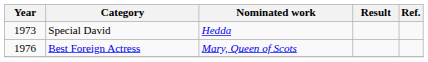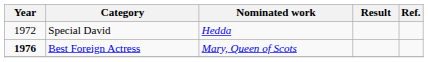(25, 30) 1973 -> (25, 30) 1972
(25, 48) normal -> (25, 48) bold
